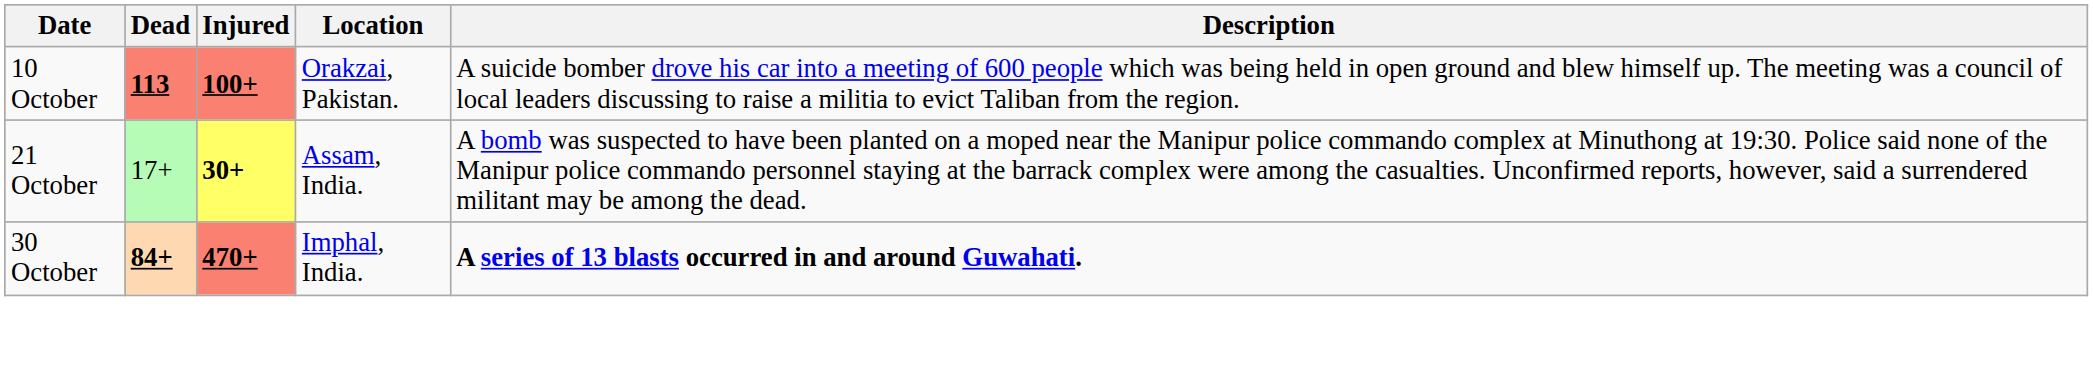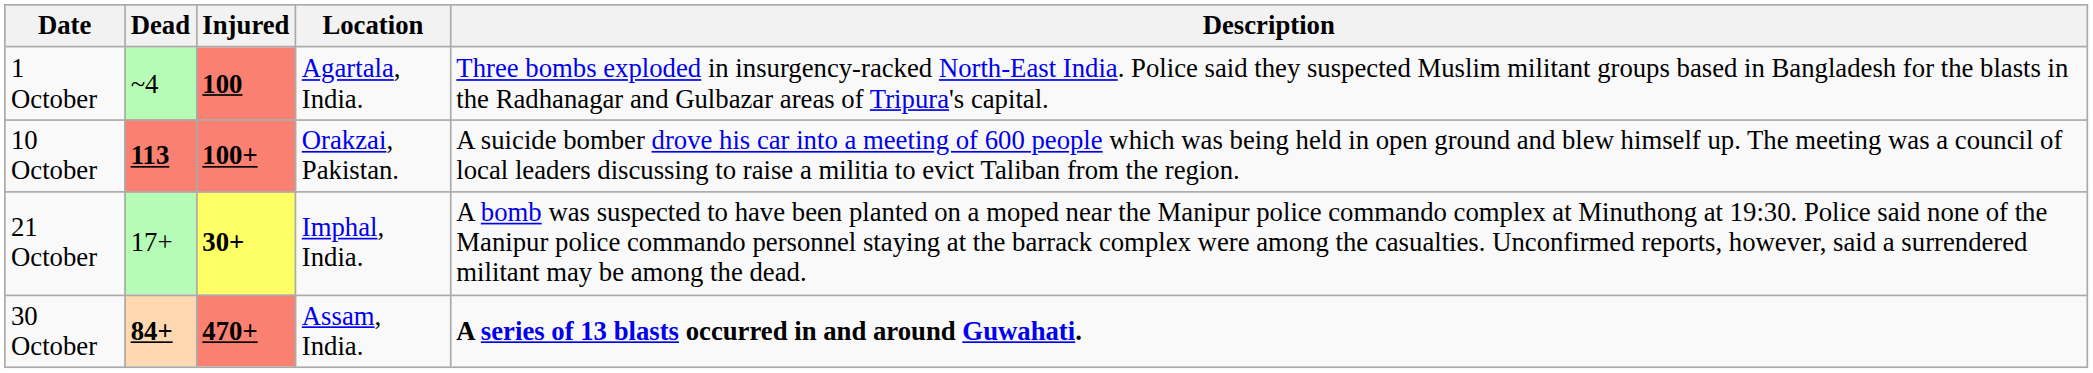+ row: (57, 83)
(342, 170) Assam, India. -> (343, 242) Imphal, India.
(343, 258) Imphal, India. -> (342, 330) Assam, India.
